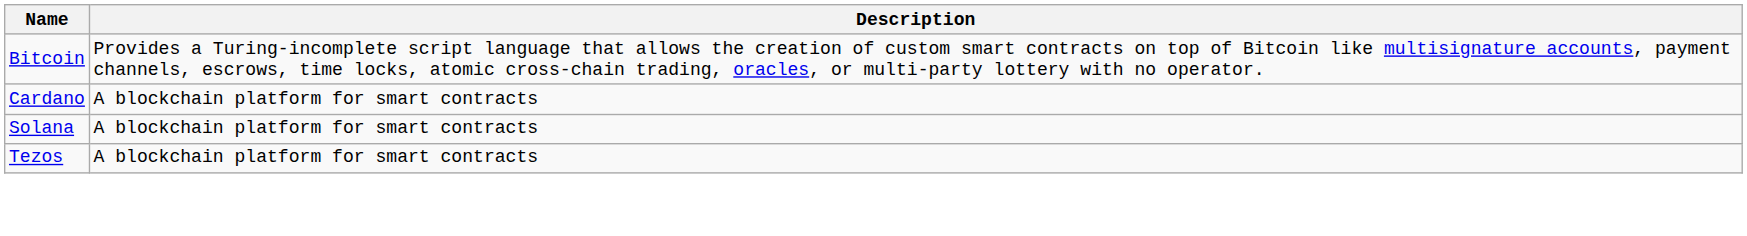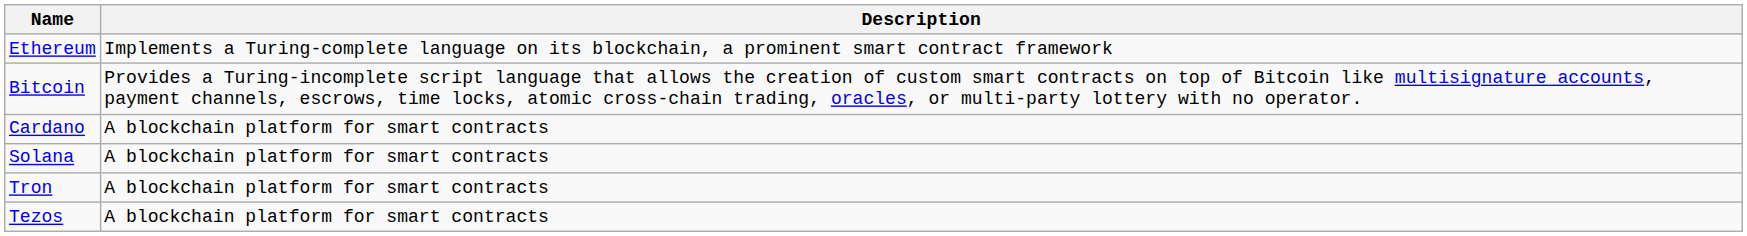+ row: (52, 49)
+ row: (31, 188)
